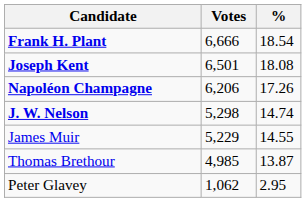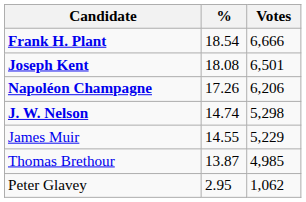columns swapped: (229, 16) <-> (278, 16)
